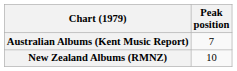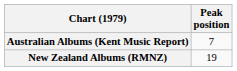(211, 58) 10 -> (211, 58) 19
